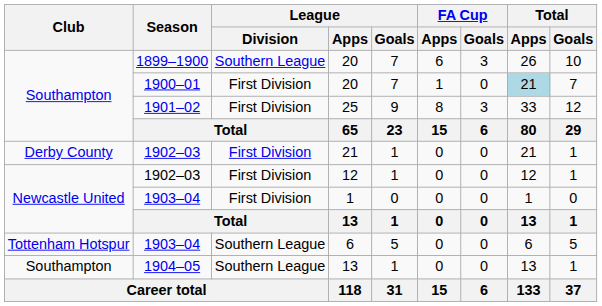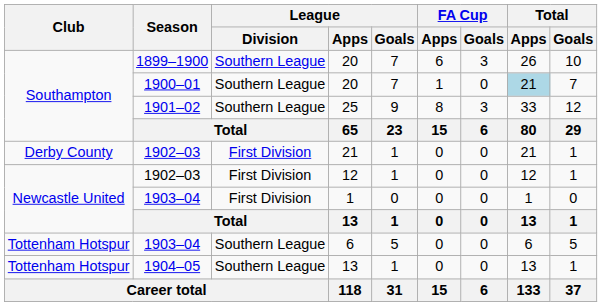(270, 84) First Division -> (270, 84) Southern League
(270, 107) First Division -> (270, 107) Southern League
(69, 267) Southampton -> (69, 267) Tottenham Hotspur
